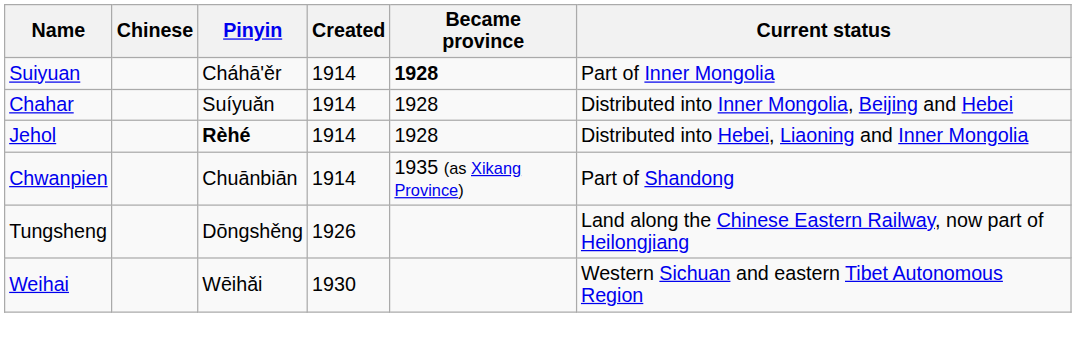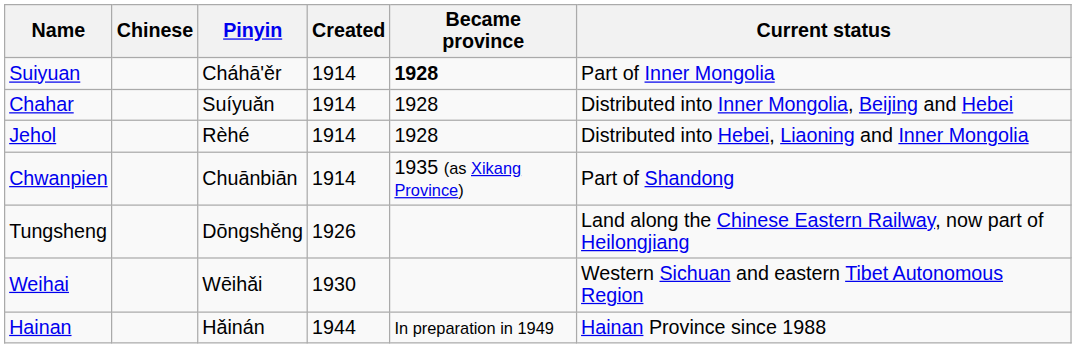(226, 135) bold -> (226, 135) normal
+ row: (40, 327)
